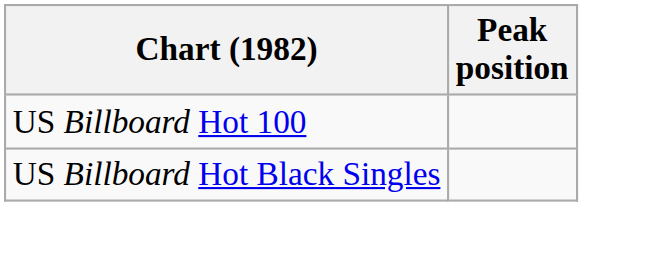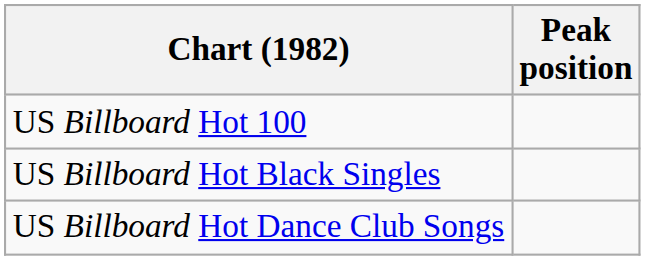+ row: (258, 226)
